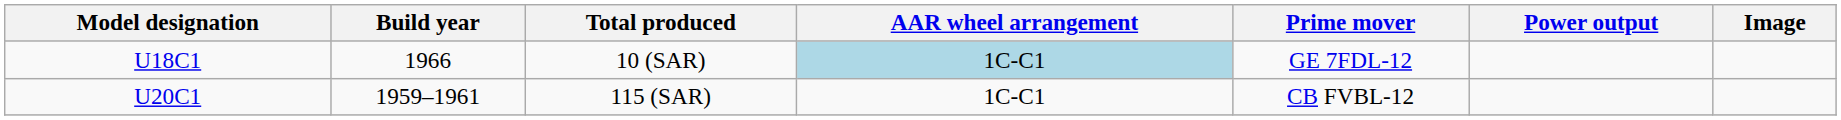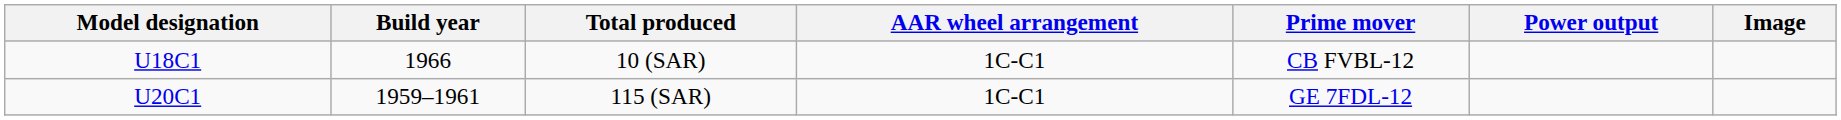(1014, 59) lightblue background -> (1014, 59) no background
(1351, 59) GE 7FDL-12 -> (1351, 59) CB FVBL-12
(1351, 96) CB FVBL-12 -> (1351, 96) GE 7FDL-12
